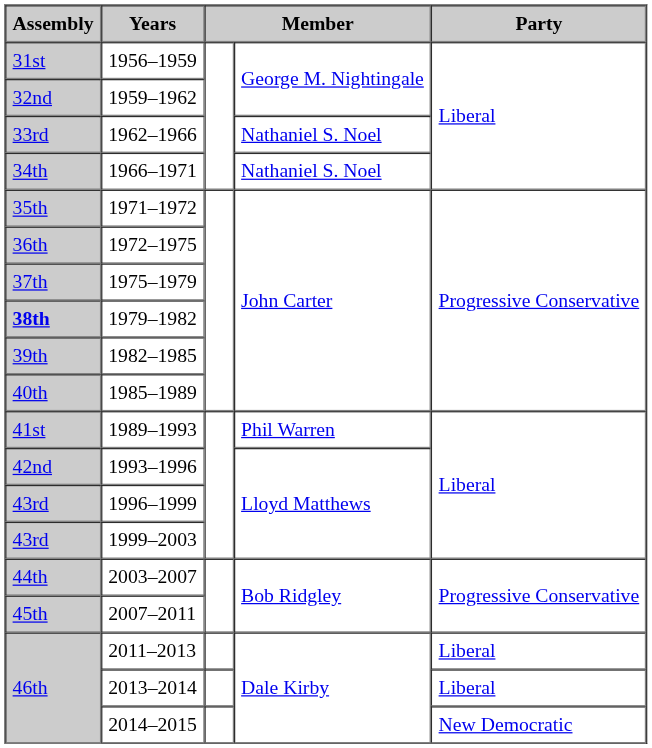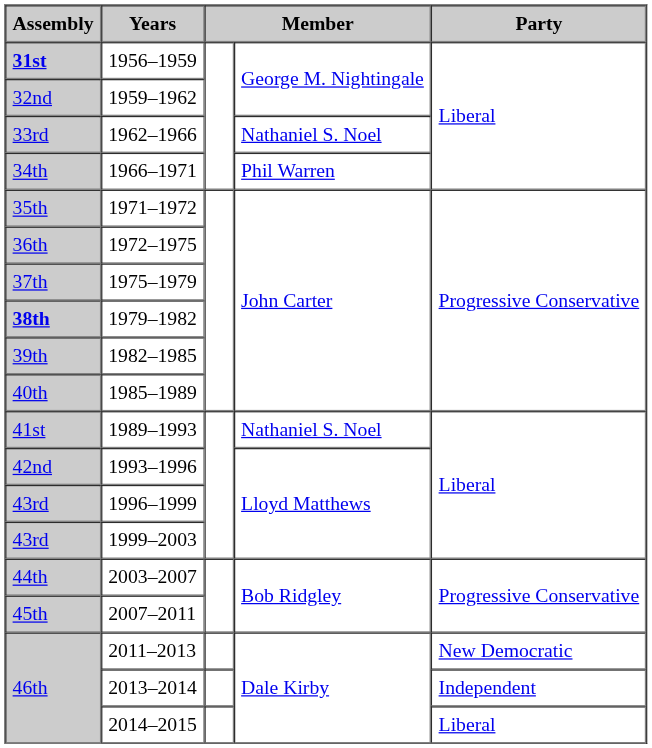(29, 60) normal -> (30, 60) bold
(311, 171) Nathaniel S. Noel -> (288, 171) Phil Warren
(288, 429) Phil Warren -> (311, 429) Nathaniel S. Noel
(467, 650) Liberal -> (506, 650) New Democratic
(467, 687) Liberal -> (487, 687) Independent
(506, 724) New Democratic -> (467, 724) Liberal
